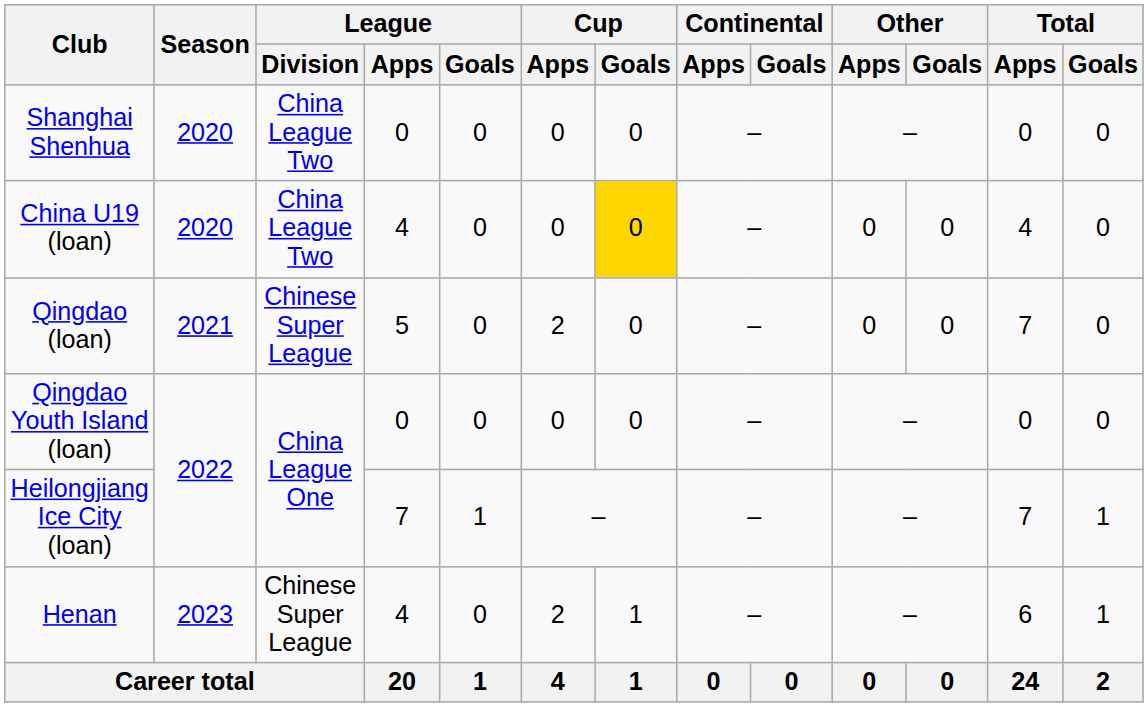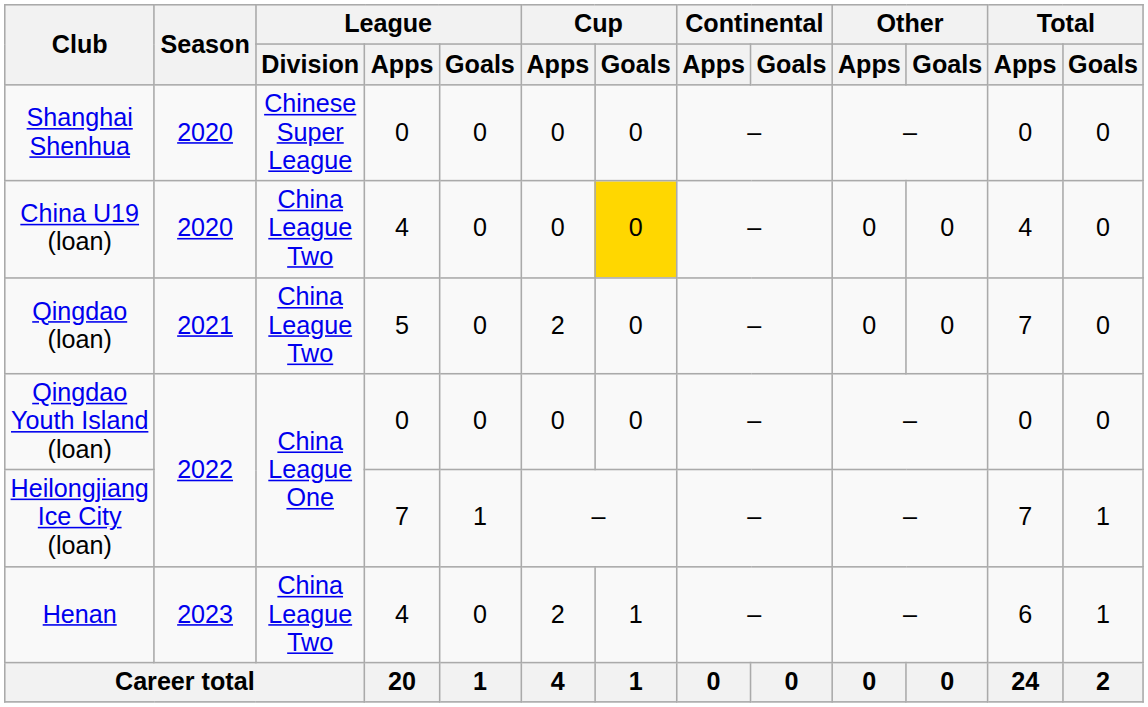(310, 132) China League Two -> (310, 132) Chinese Super League
(310, 325) Chinese Super League -> (310, 325) China League Two
(310, 614) Chinese Super League -> (310, 614) China League Two
